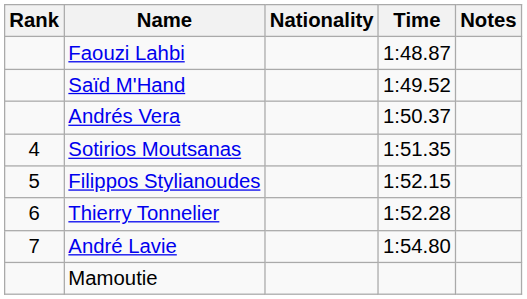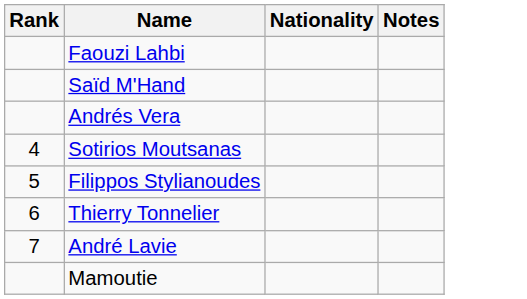- column: (417, 20)
